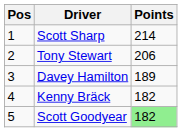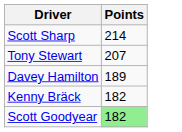- column: (19, 15)
(145, 56) 206 -> (115, 56) 207
